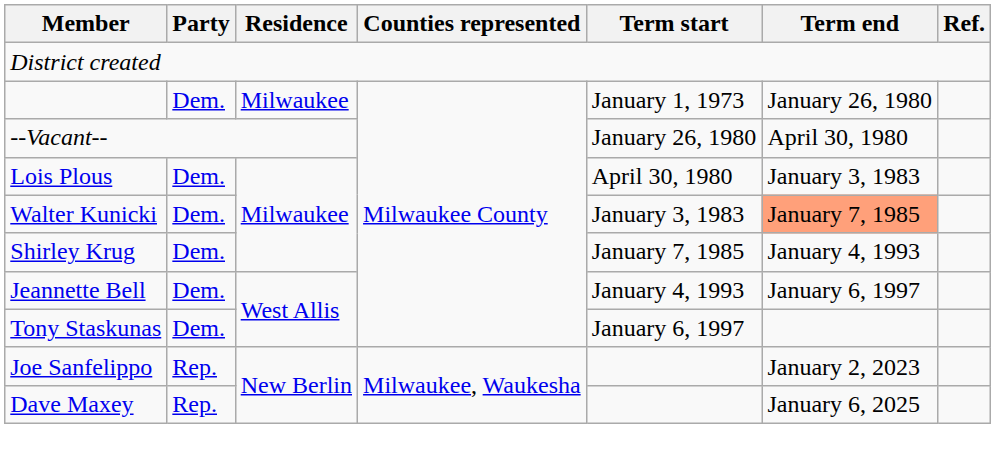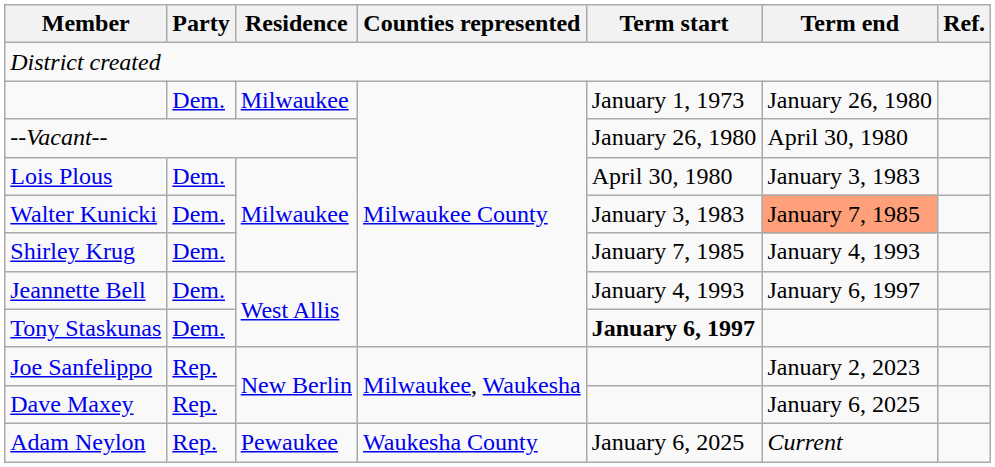(668, 328) normal -> (673, 328) bold
+ row: (78, 442)
